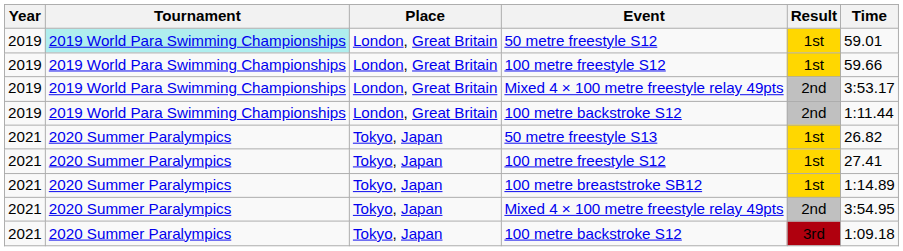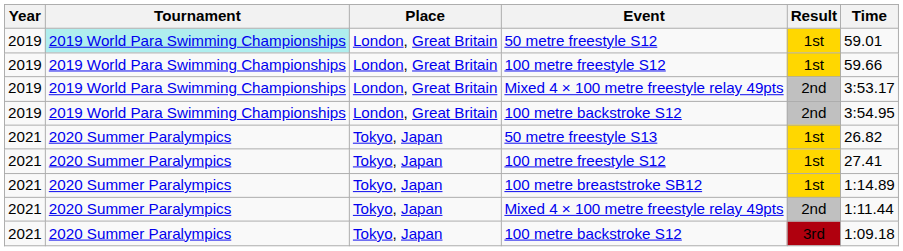(869, 112) 1:11.44 -> (869, 112) 3:54.95
(869, 209) 3:54.95 -> (869, 209) 1:11.44
